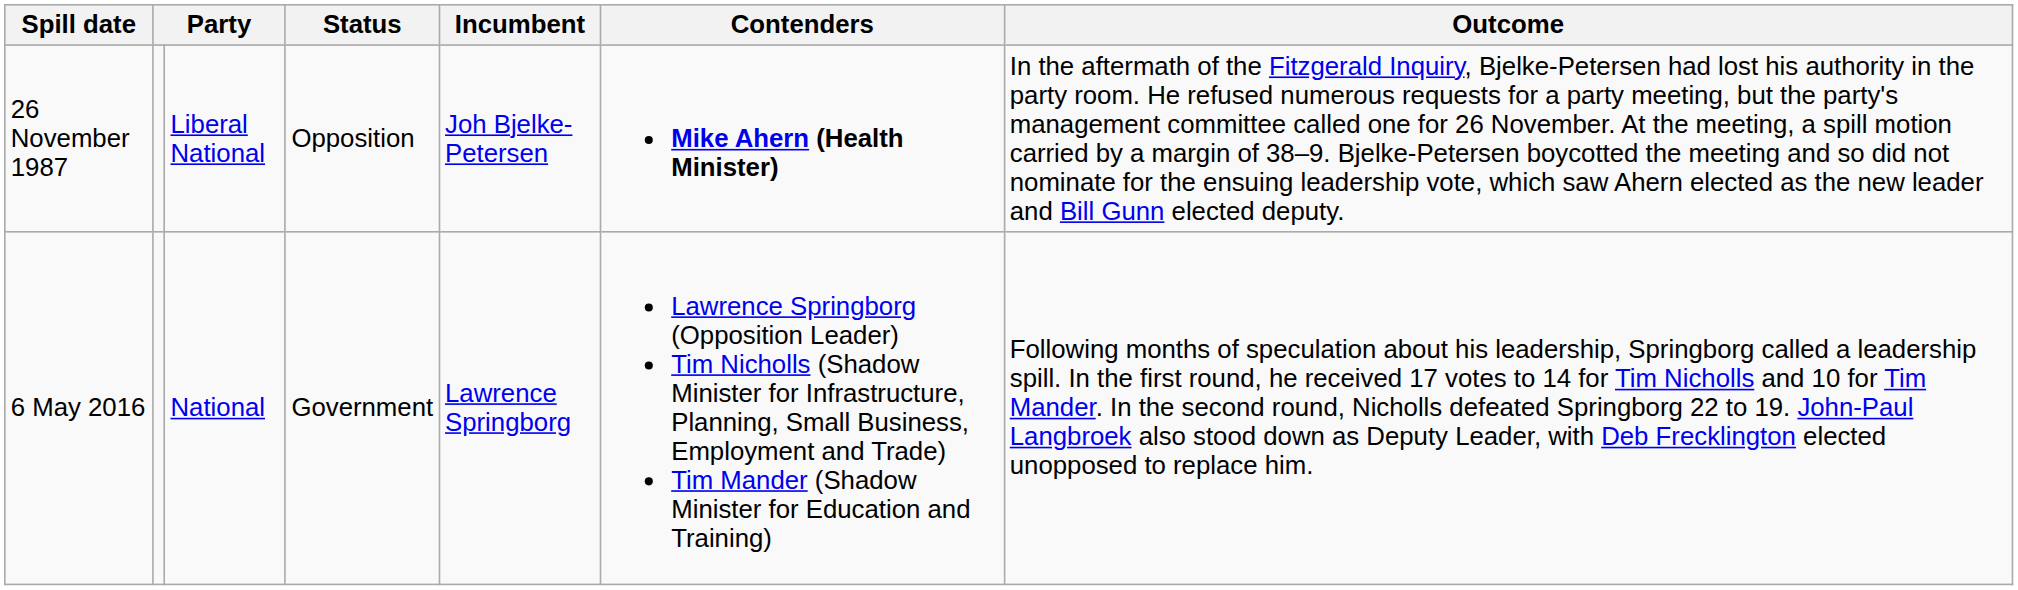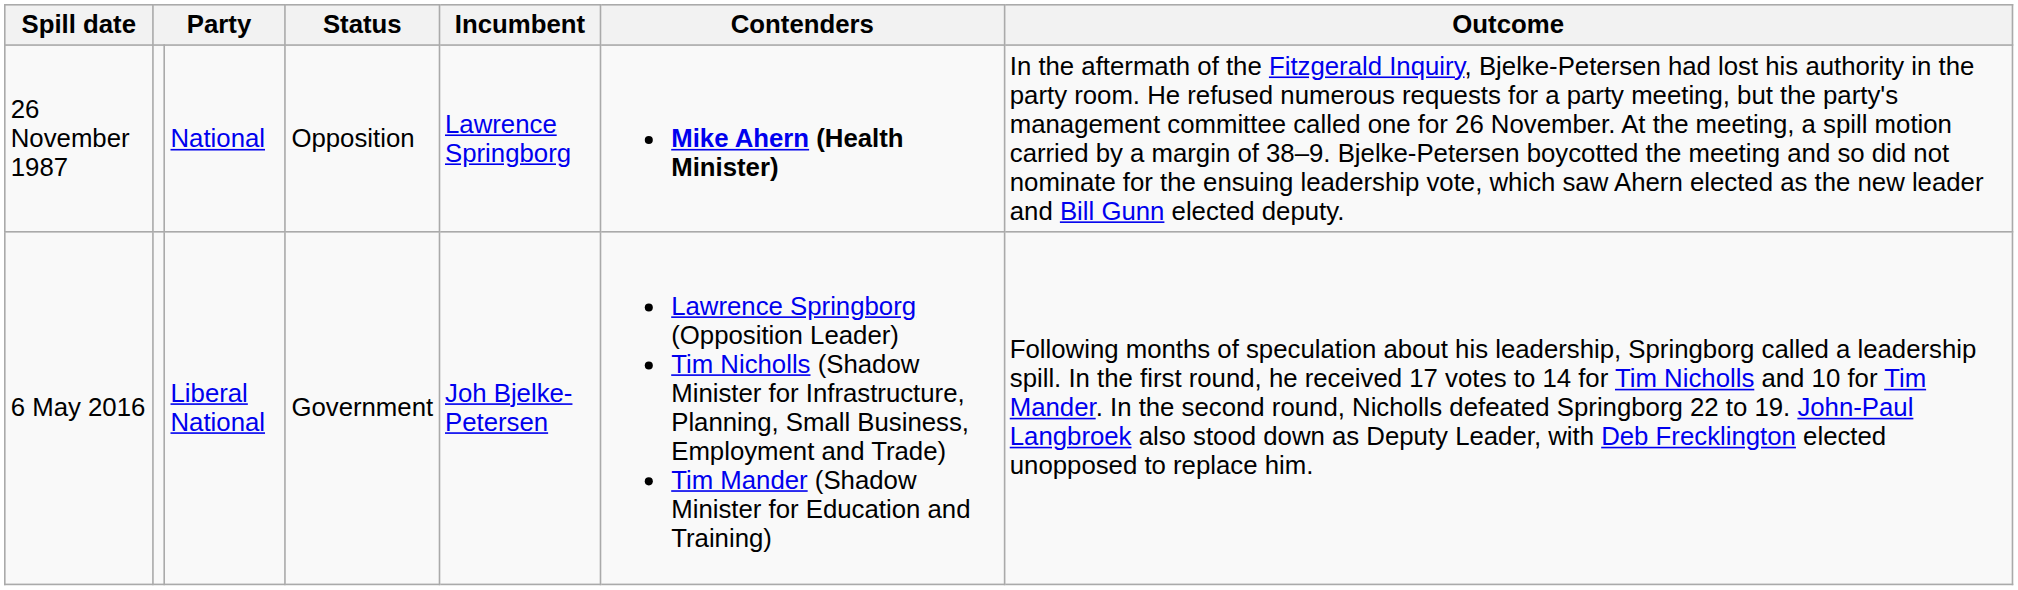(218, 138) Liberal National -> (218, 138) National
(509, 138) Joh Bjelke-Petersen -> (508, 138) Lawrence Springborg
(218, 407) National -> (218, 407) Liberal National
(508, 407) Lawrence Springborg -> (509, 407) Joh Bjelke-Petersen
